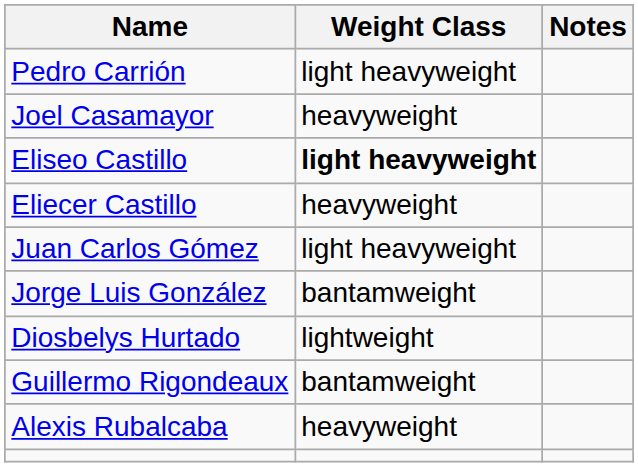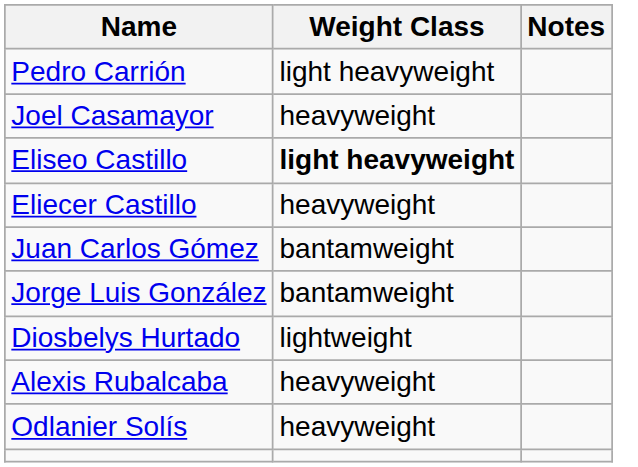(409, 248) light heavyweight -> (367, 248) bantamweight
- row: (150, 381)
+ row: (99, 426)
